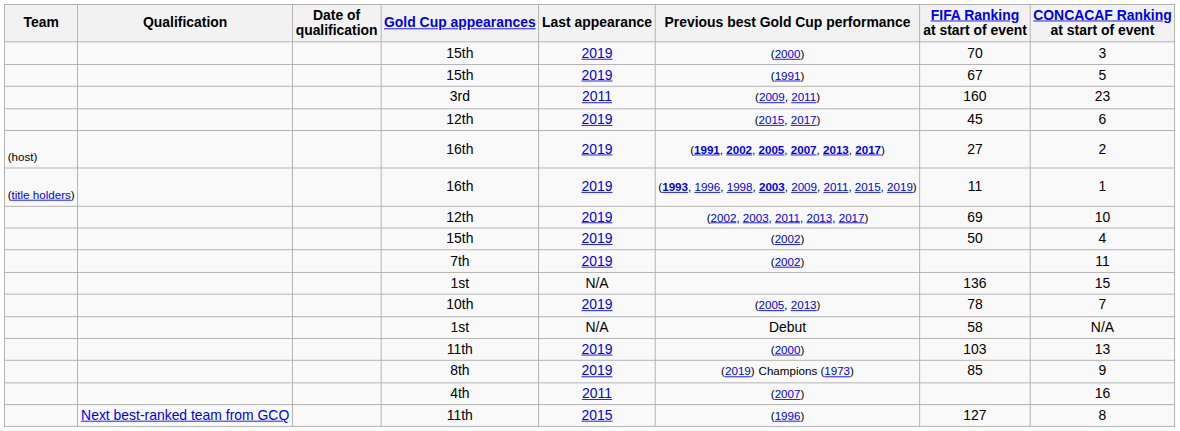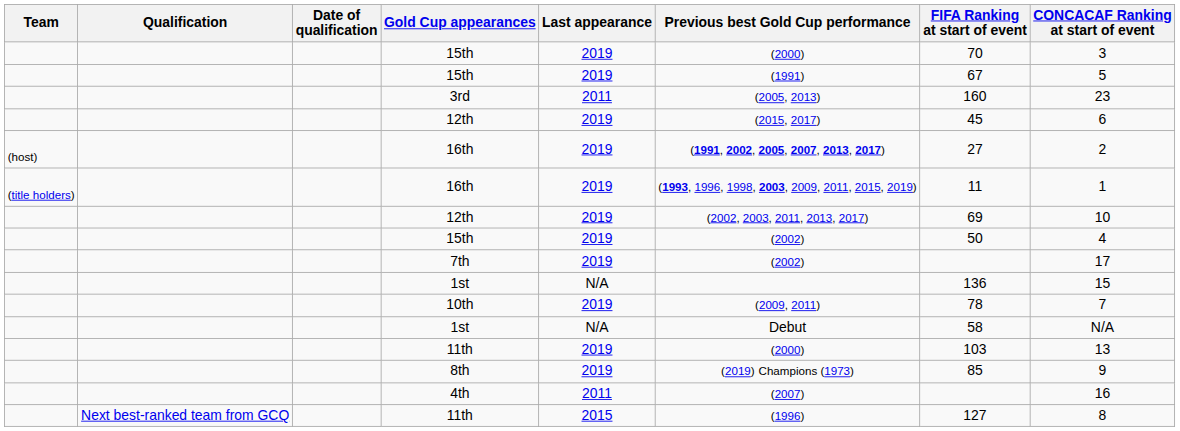(788, 98) (2009, 2011) -> (788, 98) (2005, 2013)
(1102, 261) 11 -> (1102, 261) 17
(788, 306) (2005, 2013) -> (788, 306) (2009, 2011)
